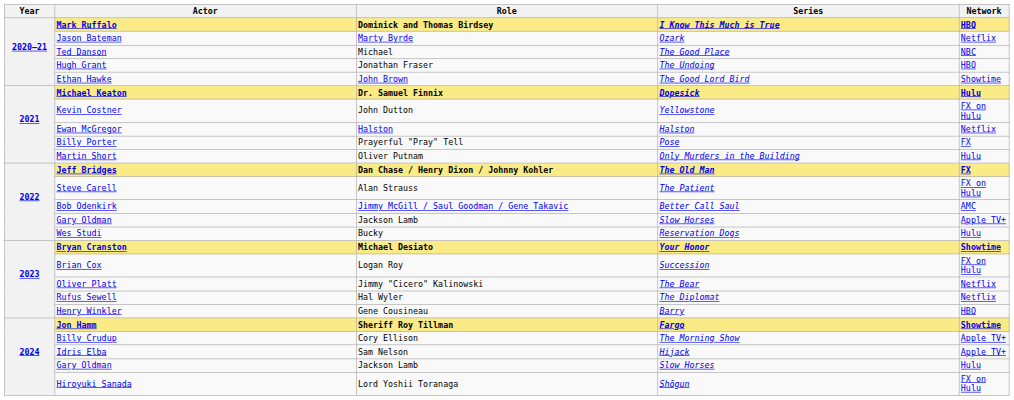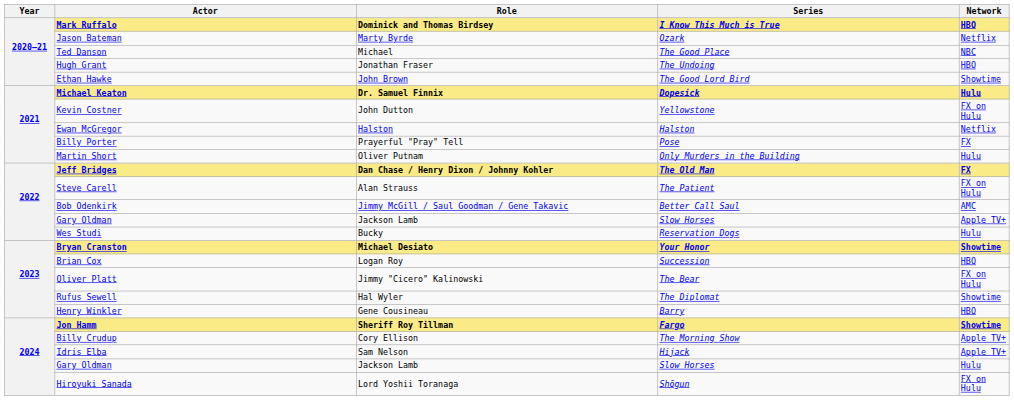(973, 266) FX on Hulu -> (968, 261) HBO
(978, 284) Netflix -> (973, 279) FX on Hulu
(978, 298) Netflix -> (981, 298) Showtime
